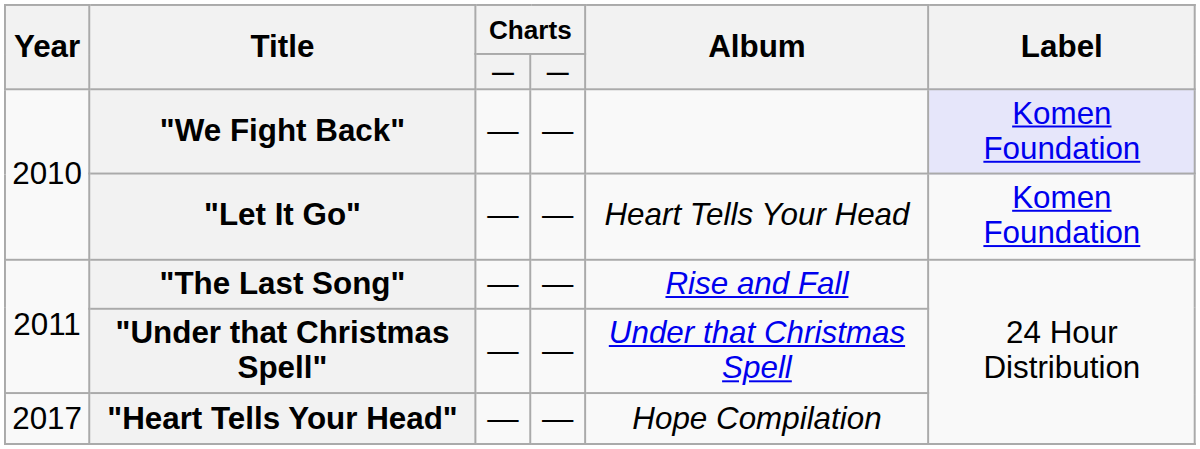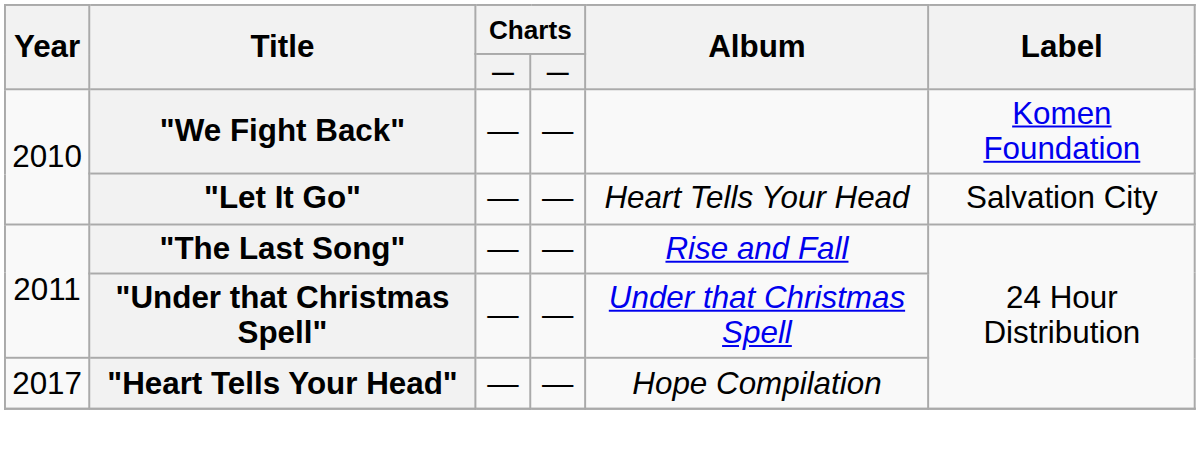(1062, 130) lavender background -> (1062, 130) no background
(1062, 215) Komen Foundation -> (1062, 198) Salvation City
